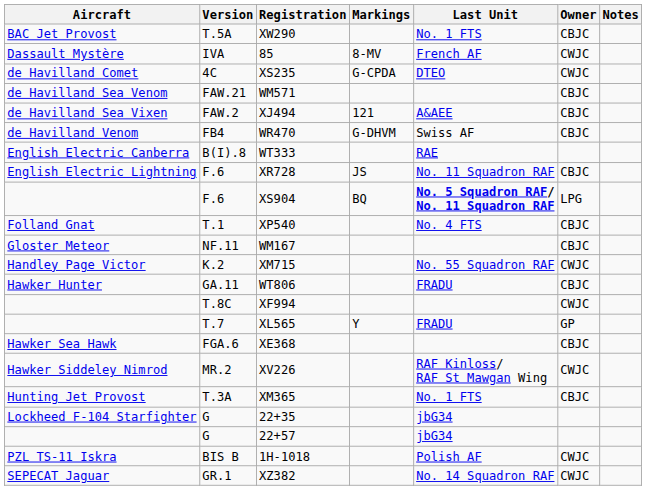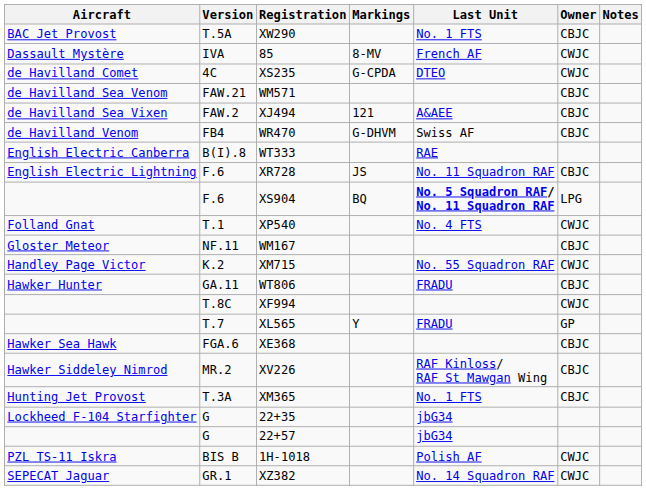(575, 225) CBJC -> (575, 225) CWJC
(575, 370) CWJC -> (575, 370) CBJC
